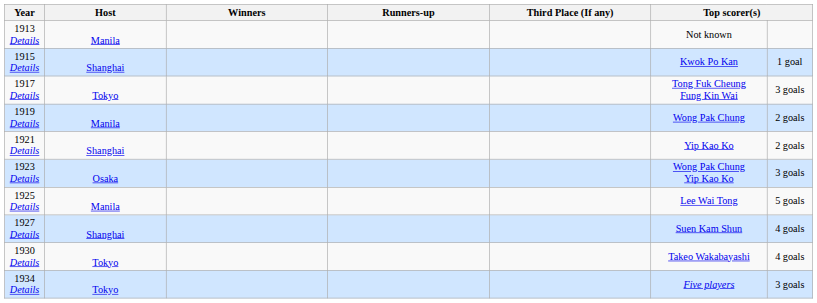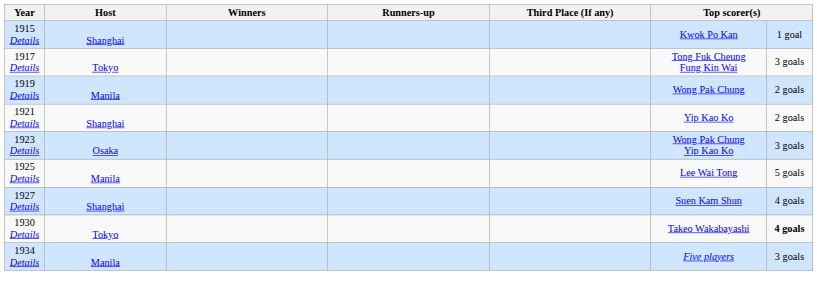- row: (25, 34)
(790, 256) normal -> (790, 228) bold
(105, 290) Tokyo -> (105, 262) Manila
